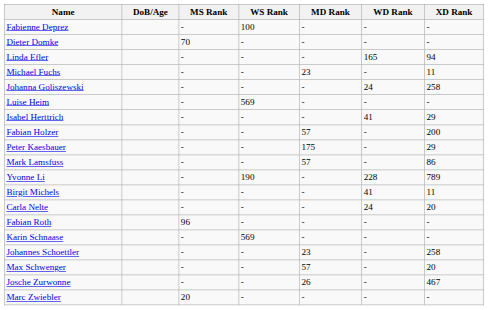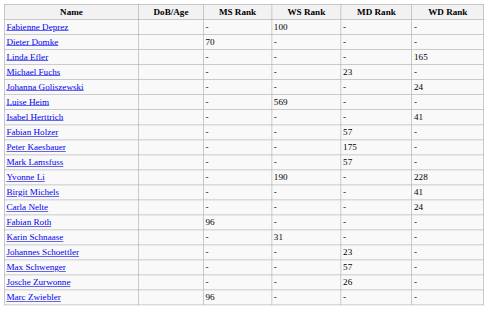- column: (454, 12)
(248, 237) 569 -> (278, 237) 31
(185, 297) 20 -> (210, 297) 96
